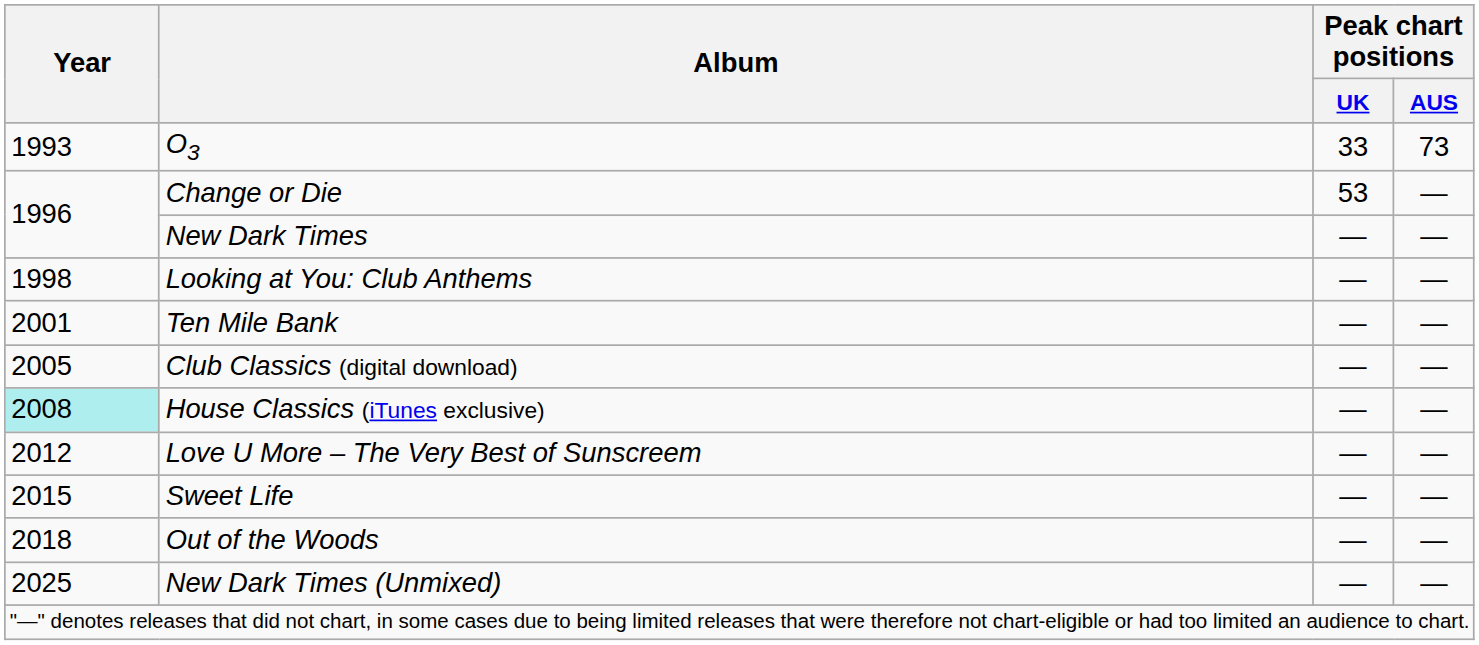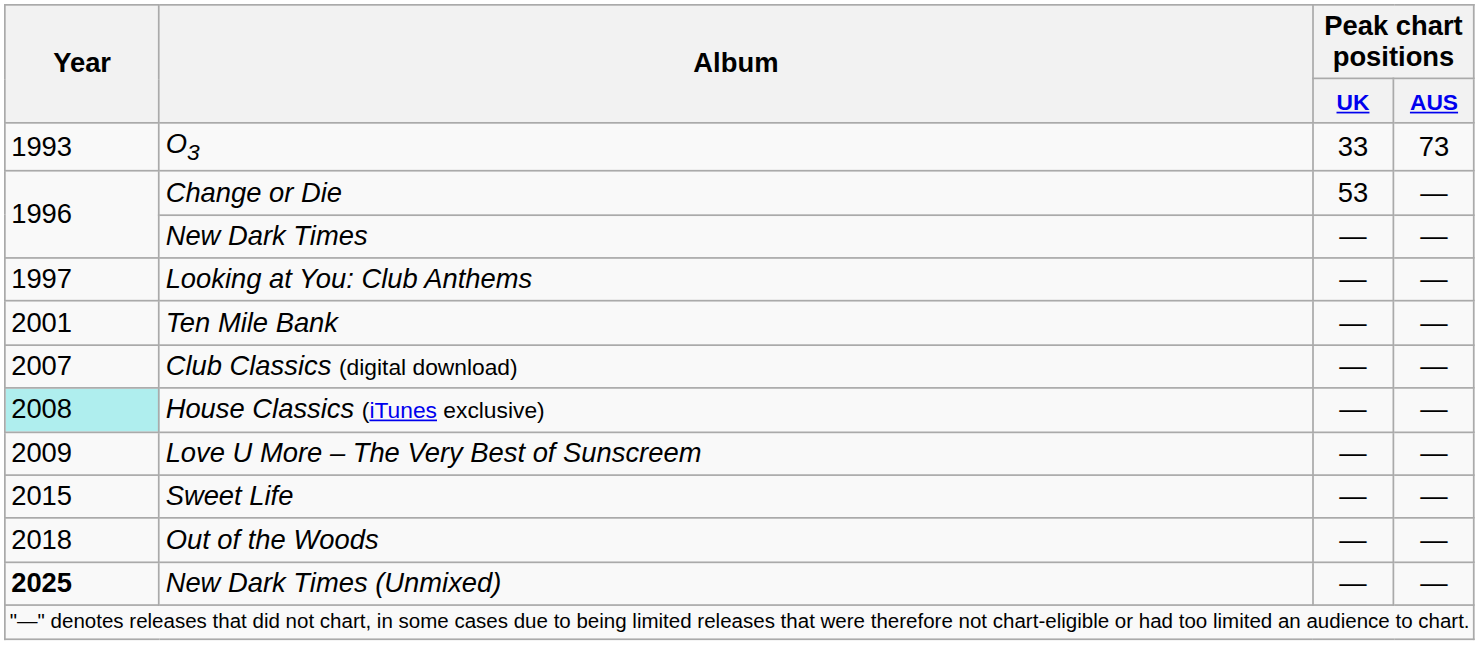(42, 279) 1998 -> (42, 279) 1997
(42, 366) 2005 -> (42, 366) 2007
(42, 452) 2012 -> (42, 452) 2009
(42, 583) normal -> (42, 583) bold
